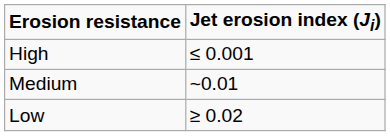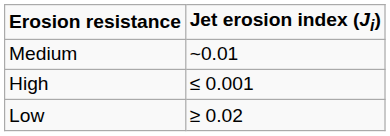rows swapped: (29, 54) <-> (43, 84)
